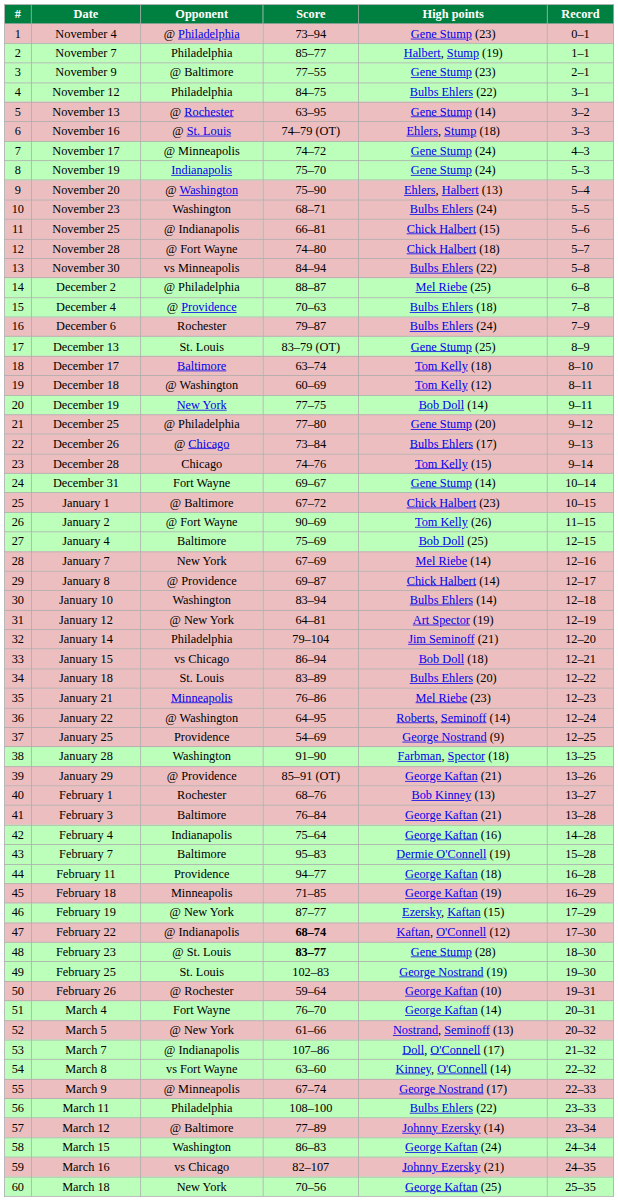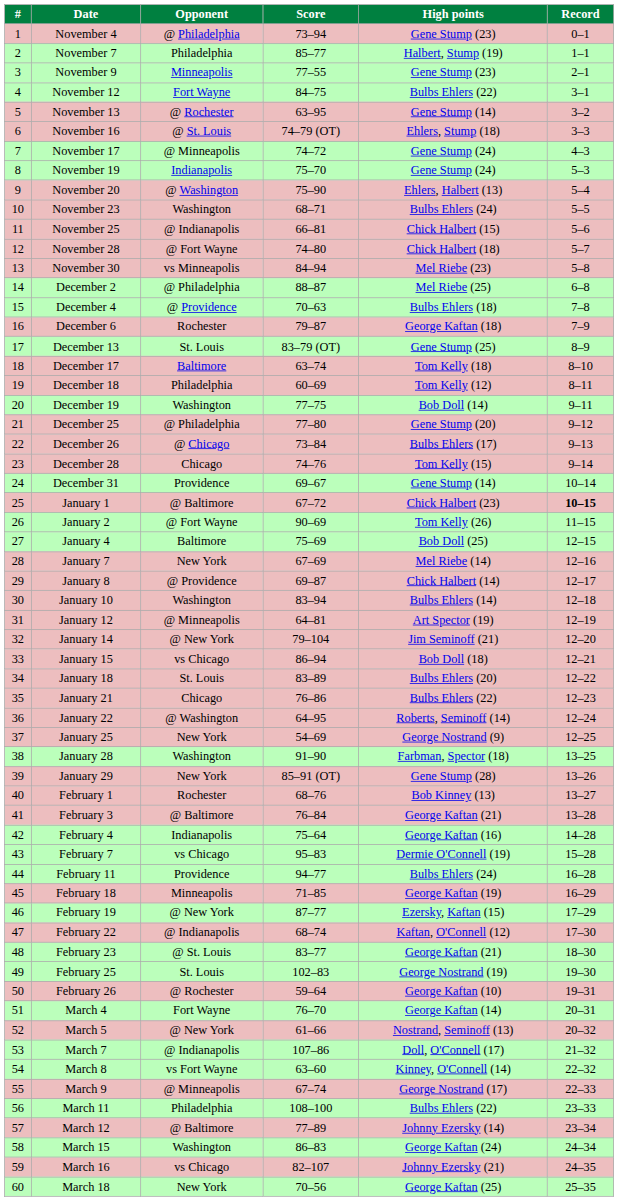(202, 72) @ Baltimore -> (202, 72) Minneapolis
(202, 92) Philadelphia -> (202, 92) Fort Wayne
(453, 268) Bulbs Ehlers (22) -> (453, 268) Mel Riebe (23)
(453, 326) Bulbs Ehlers (24) -> (453, 326) George Kaftan (18)
(202, 385) @ Washington -> (202, 385) Philadelphia
(202, 405) New York -> (202, 405) Washington
(202, 483) Fort Wayne -> (202, 483) Providence
(581, 502) normal -> (581, 502) bold
(202, 619) @ New York -> (202, 619) @ Minneapolis
(202, 639) Philadelphia -> (202, 639) @ New York
(202, 698) Minneapolis -> (202, 698) Chicago
(453, 698) Mel Riebe (23) -> (453, 698) Bulbs Ehlers (22)
(202, 737) Providence -> (202, 737) New York
(202, 776) @ Providence -> (202, 776) New York
(453, 776) George Kaftan (21) -> (453, 776) Gene Stump (28)
(202, 815) Baltimore -> (202, 815) @ Baltimore
(202, 854) Baltimore -> (202, 854) vs Chicago
(453, 873) George Kaftan (18) -> (453, 873) Bulbs Ehlers (24)
(311, 932) bold -> (311, 932) normal
(311, 952) bold -> (311, 952) normal
(453, 952) Gene Stump (28) -> (453, 952) George Kaftan (21)
